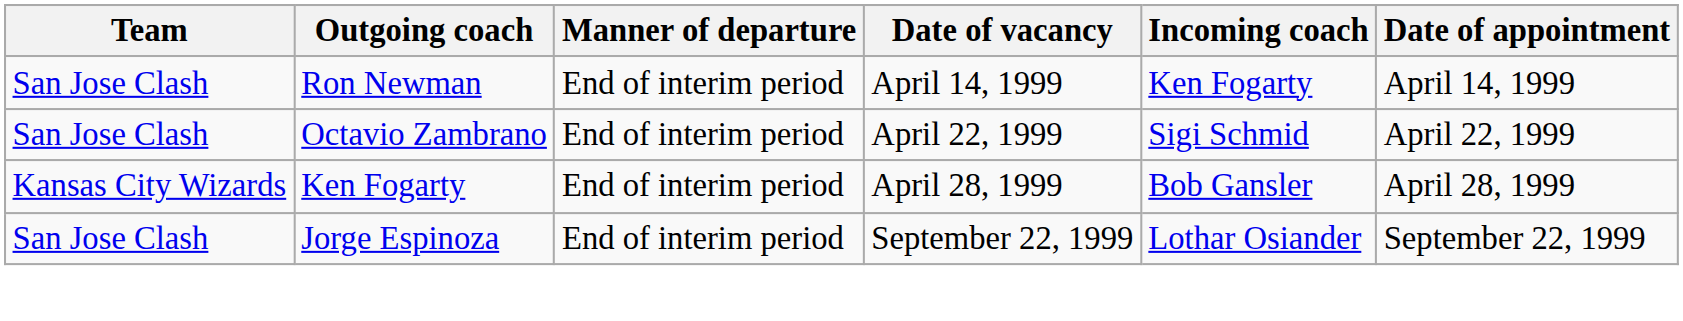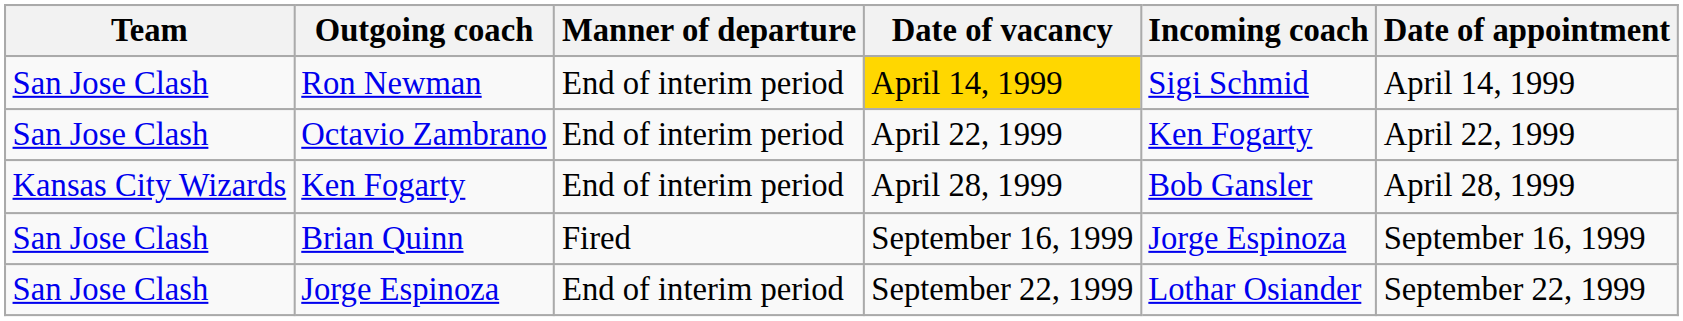(967, 82) no background -> (967, 82) gold background
(1230, 82) Ken Fogarty -> (1229, 82) Sigi Schmid
(1229, 133) Sigi Schmid -> (1230, 133) Ken Fogarty
+ row: (382, 237)
